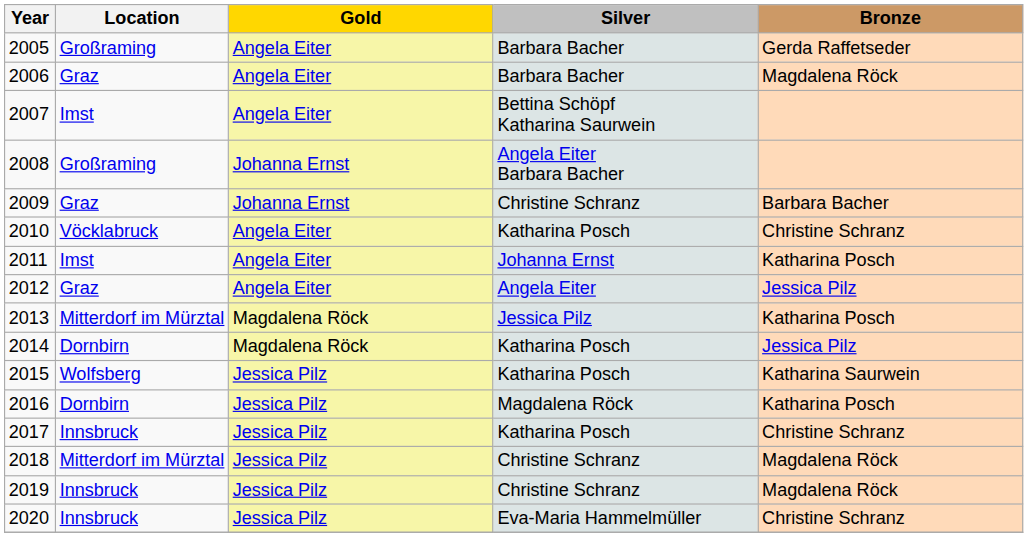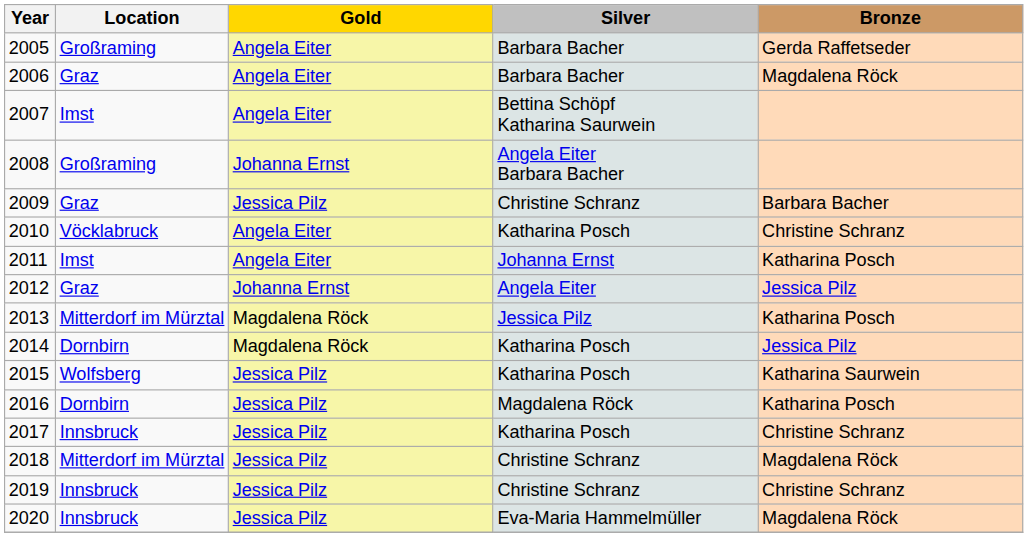(291, 202) Johanna Ernst -> (280, 202) Jessica Pilz
(282, 288) Angela Eiter -> (291, 288) Johanna Ernst
(830, 489) Magdalena Röck -> (833, 489) Christine Schranz
(833, 518) Christine Schranz -> (830, 518) Magdalena Röck
